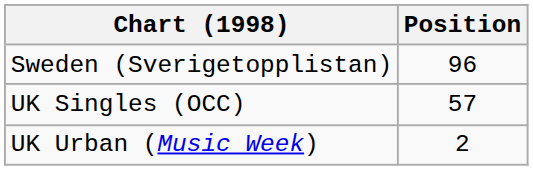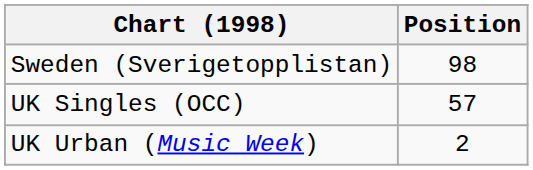(462, 65) 96 -> (462, 65) 98
